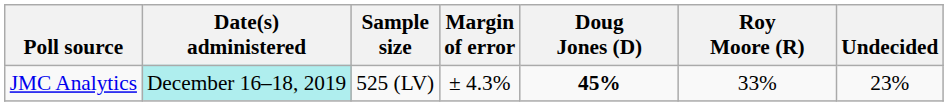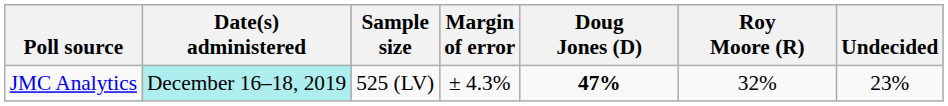(599, 82) 45% -> (599, 82) 47%
(757, 82) 33% -> (757, 82) 32%
